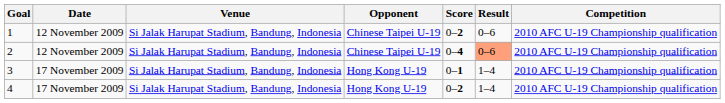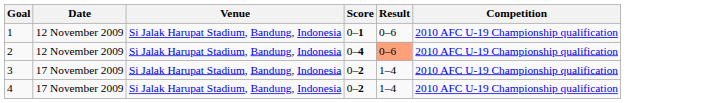- column: (394, 14)
(454, 33) 0–2 -> (355, 33) 0–1
(454, 70) 0–1 -> (355, 70) 0–2
